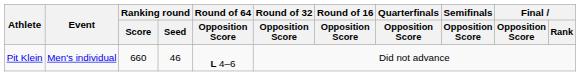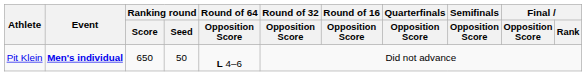(82, 58) normal -> (85, 58) bold
(138, 58) 660 -> (145, 58) 650
(175, 58) 46 -> (182, 58) 50
